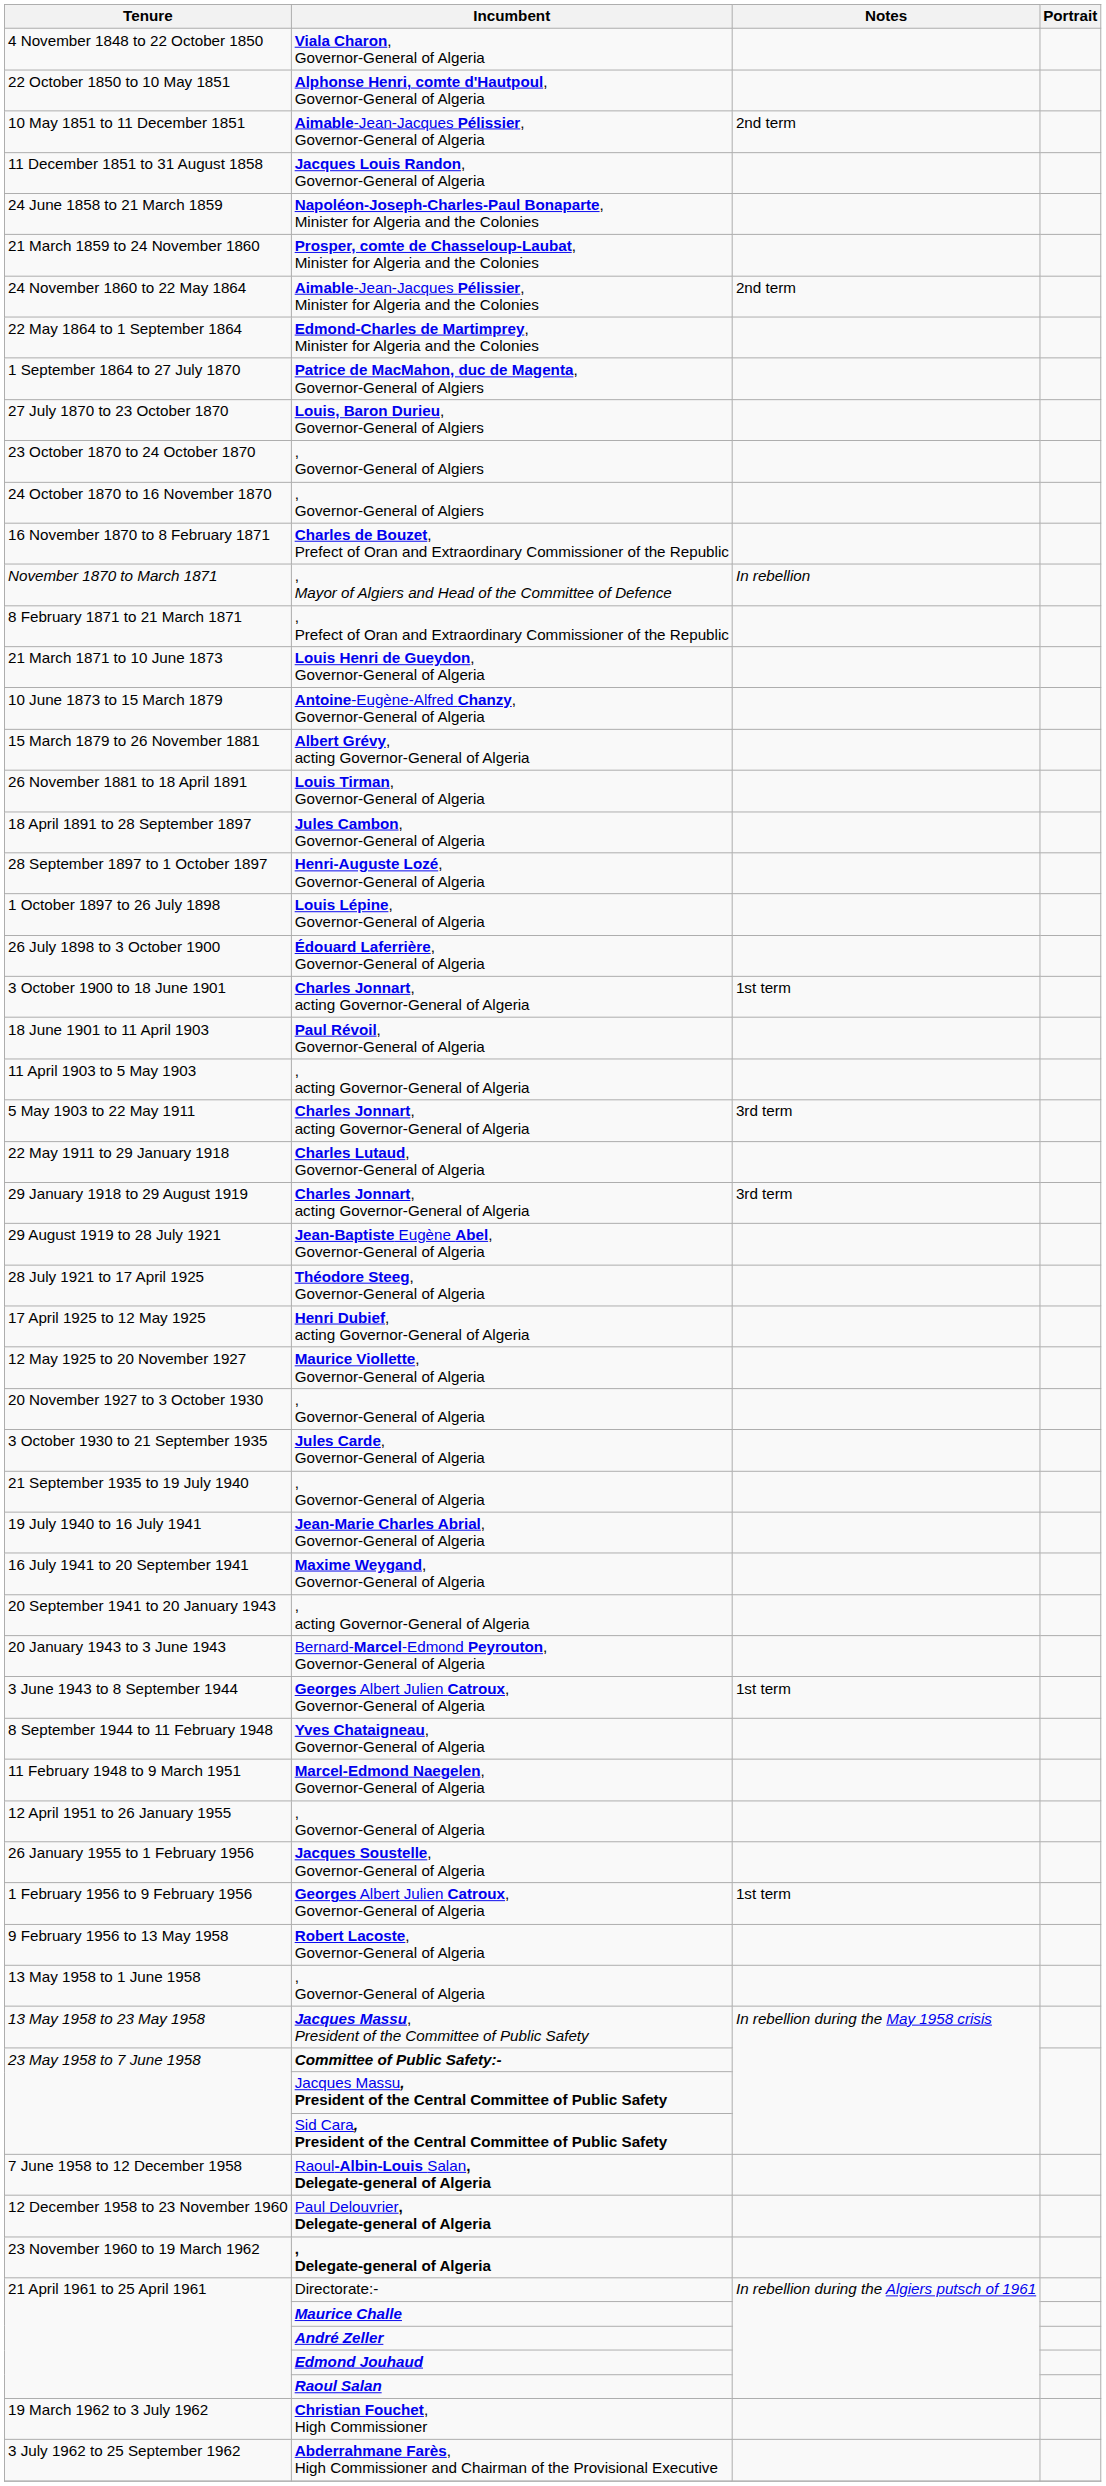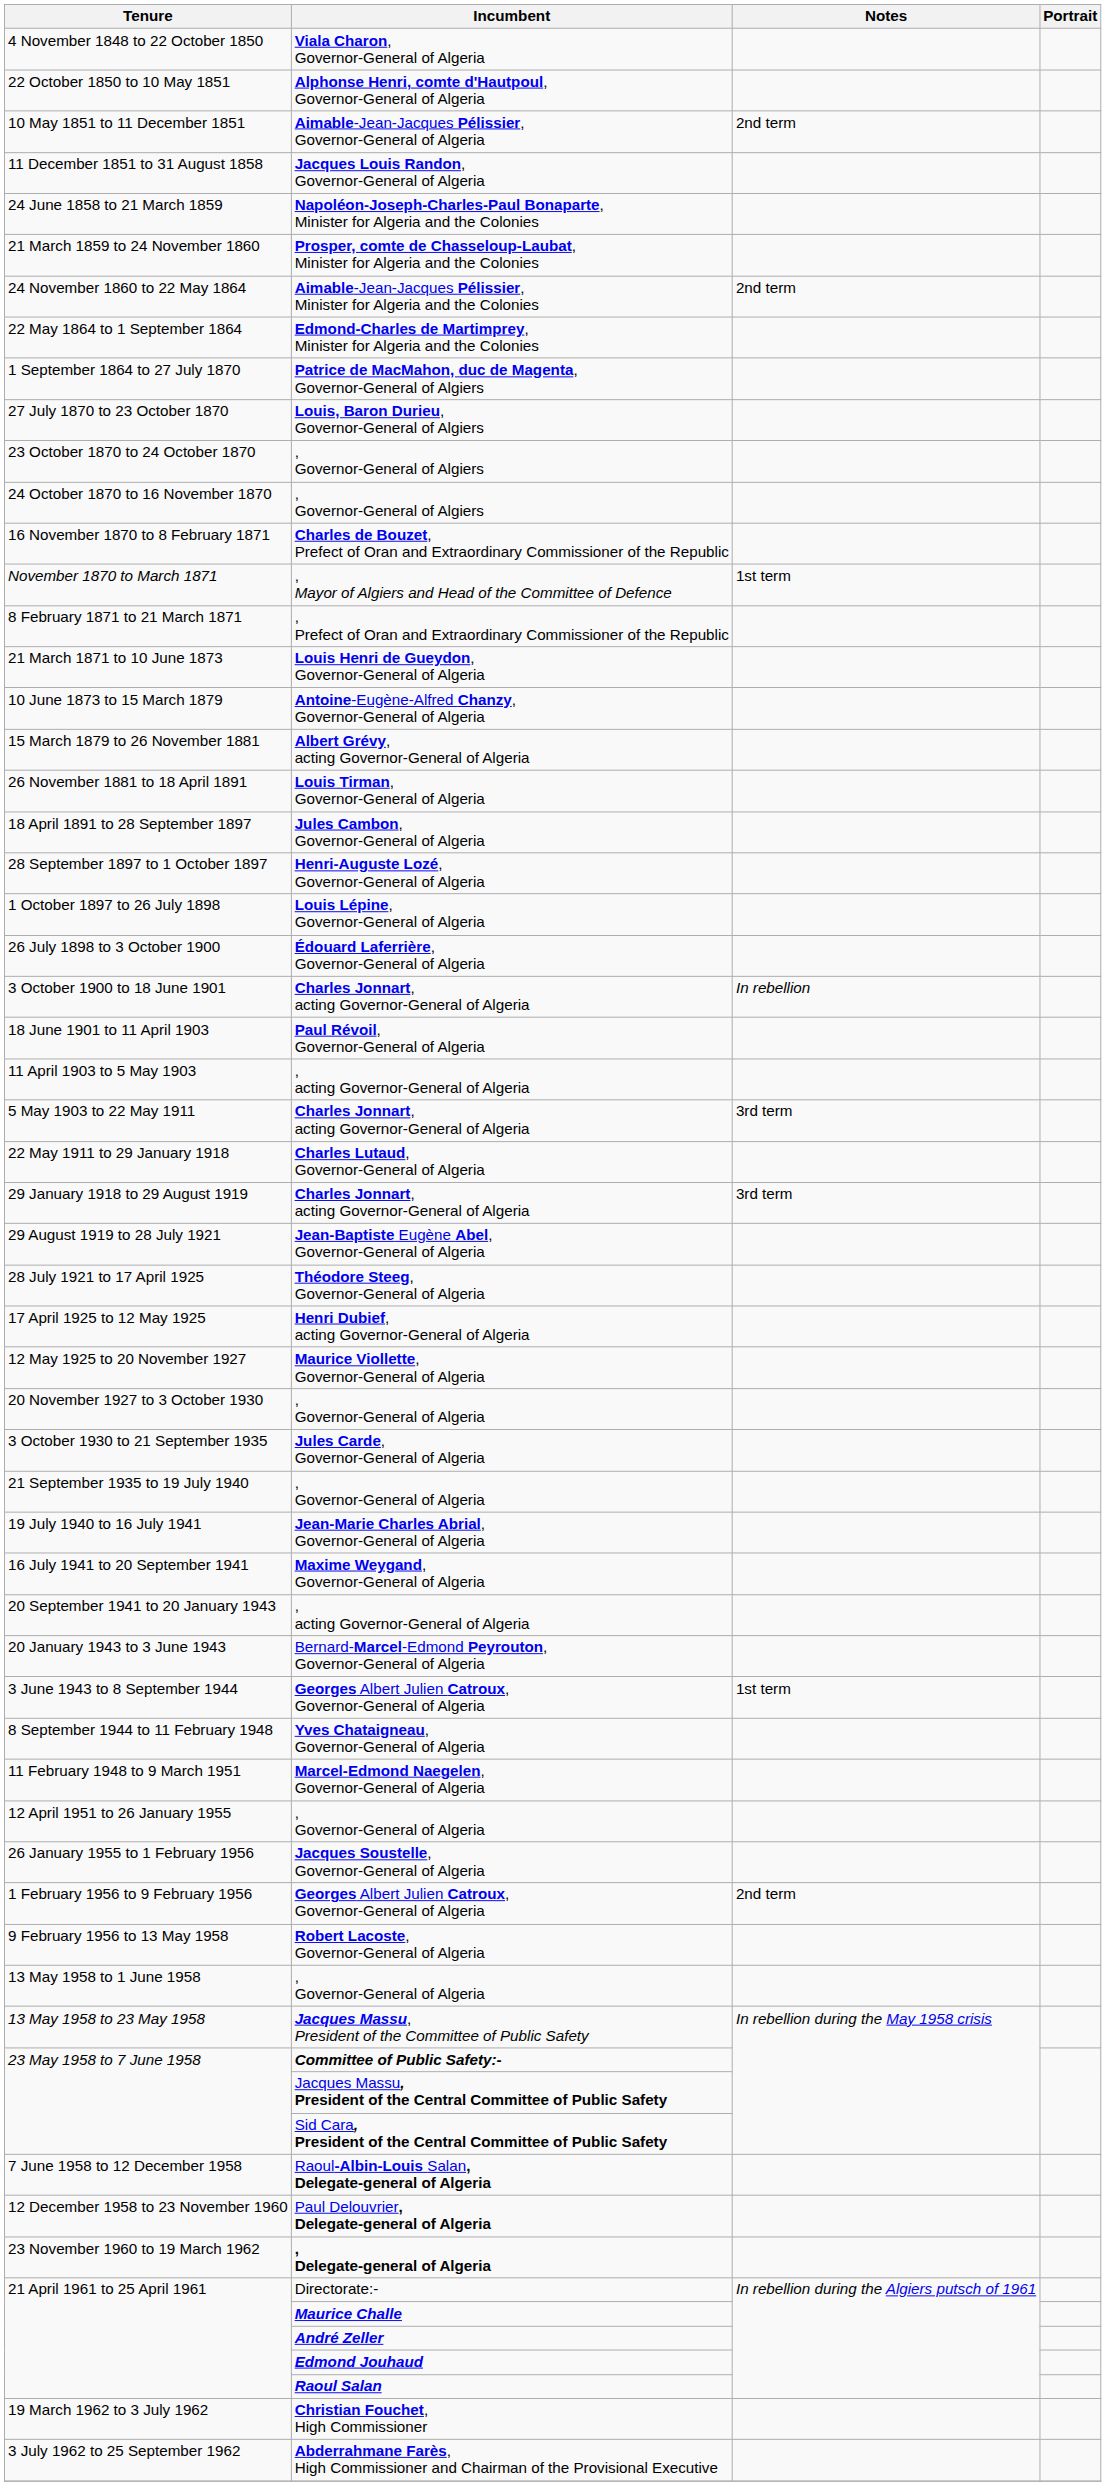(773, 576) In rebellion -> (763, 576) 1st term
(763, 988) 1st term -> (773, 988) In rebellion
(763, 1894) 1st term -> (766, 1894) 2nd term
